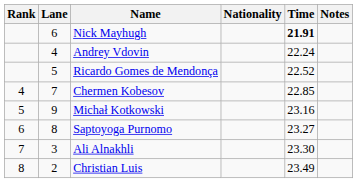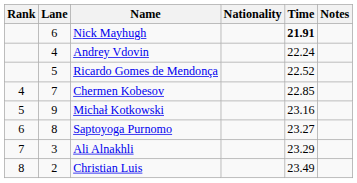(301, 149) 23.30 -> (301, 149) 23.29
